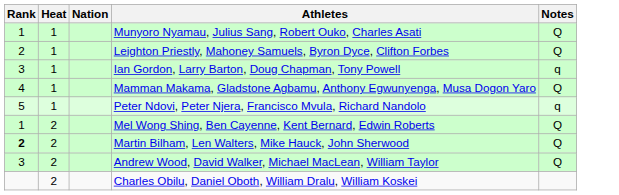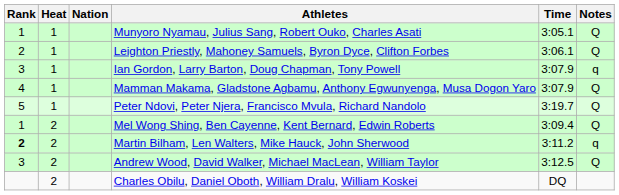+ column: (558, 14)
(558, 106) q -> (596, 106) Q
(558, 144) Q -> (596, 144) q
